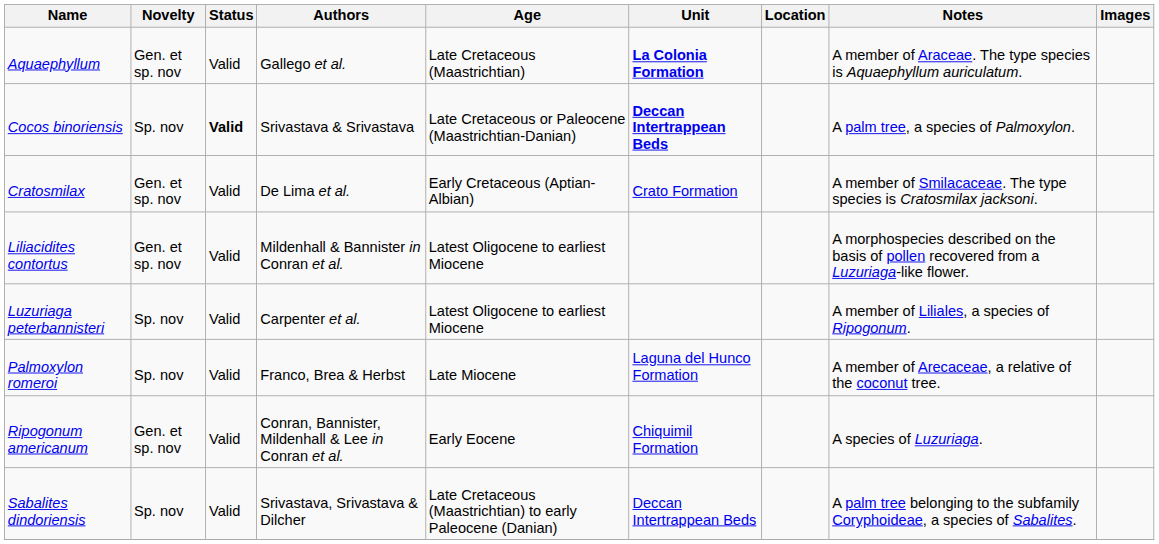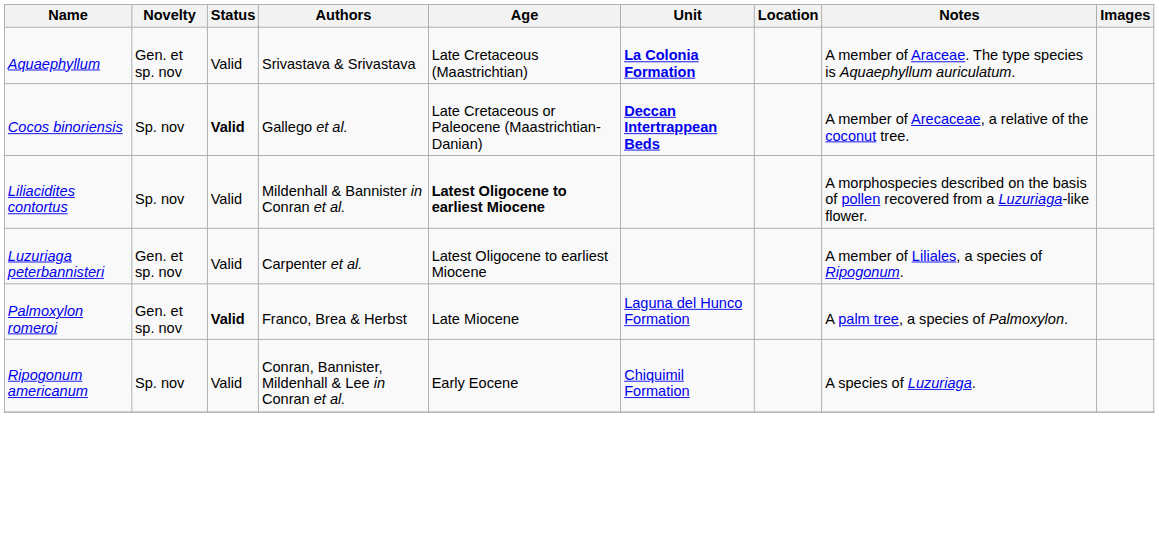(303, 63) Gallego et al. -> (339, 63) Srivastava & Srivastava
(337, 127) Srivastava & Srivastava -> (305, 127) Gallego et al.
(954, 127) A palm tree, a species of Palmoxylon. -> (957, 127) A member of Arecaceae, a relative of the coconut tree.
- row: (46, 191)
(158, 255) Gen. et sp. nov -> (160, 199) Sp. nov
(517, 255) normal -> (499, 199) bold
(159, 319) Sp. nov -> (159, 264) Gen. et sp. nov
(159, 375) Sp. nov -> (159, 319) Gen. et sp. nov
(225, 375) normal -> (228, 319) bold
(952, 375) A member of Arecaceae, a relative of the coconut tree. -> (947, 319) A palm tree, a species of Palmoxylon.
(158, 439) Gen. et sp. nov -> (160, 383) Sp. nov
- row: (47, 511)
